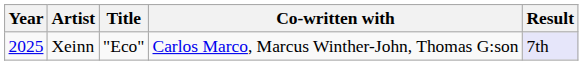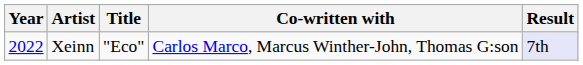(26, 45) 2025 -> (26, 45) 2022
